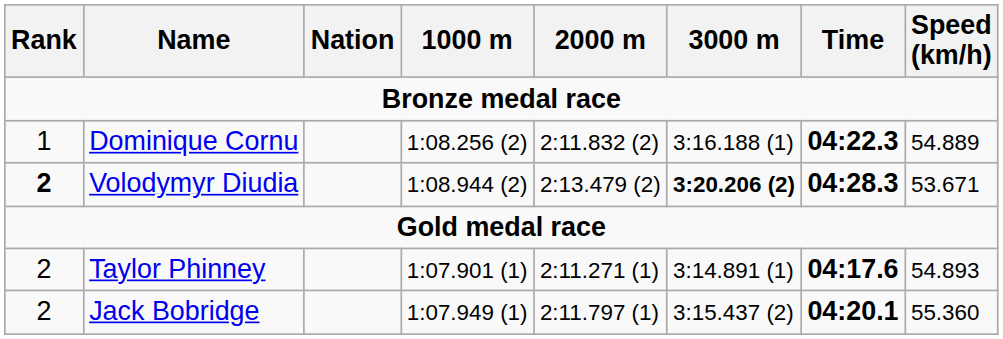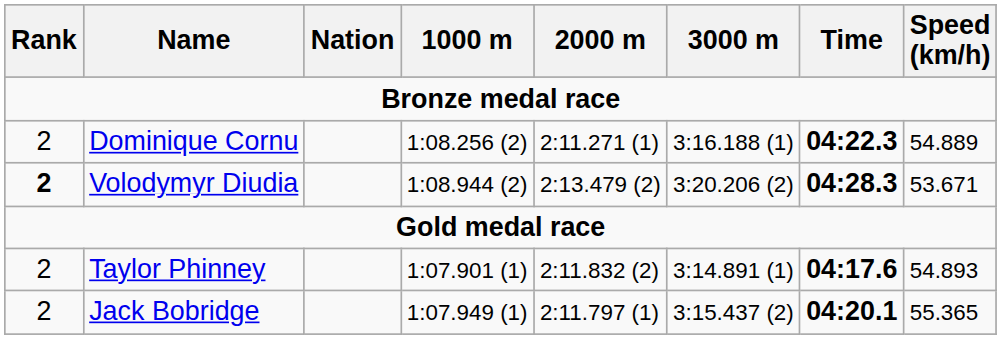(44, 141) 1 -> (44, 141) 2
(599, 142) 2:11.832 (2) -> (599, 142) 2:11.271 (1)
(734, 183) bold -> (733, 185) normal
(599, 270) 2:11.271 (1) -> (599, 270) 2:11.832 (2)
(945, 313) 55.360 -> (944, 313) 55.365
